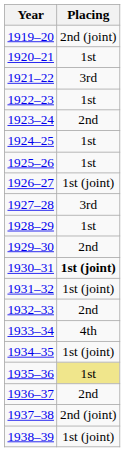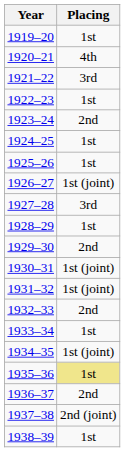(88, 36) 2nd (joint) -> (88, 36) 1st
(88, 57) 1st -> (88, 57) 4th
(88, 267) bold -> (88, 267) normal
(88, 330) 4th -> (88, 330) 1st
(88, 436) 1st (joint) -> (88, 436) 1st
